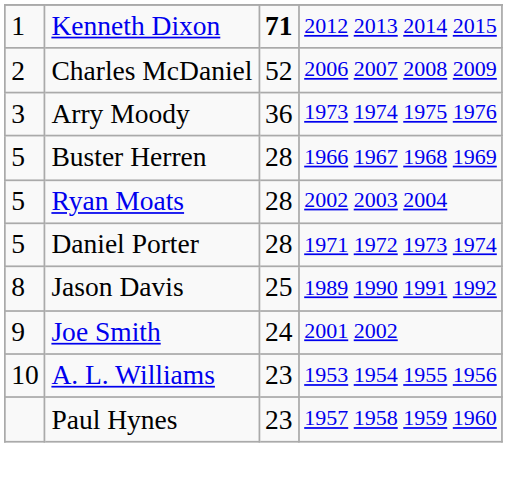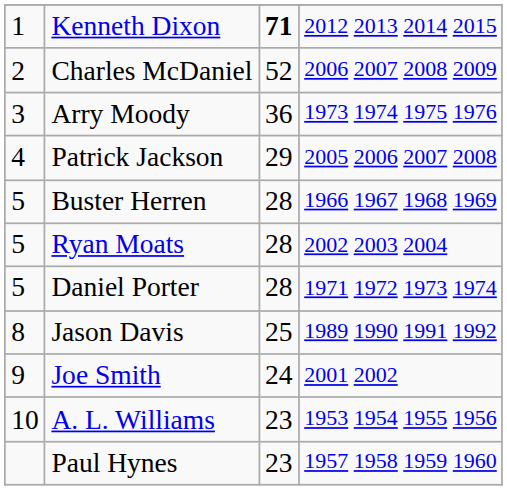+ row: (137, 157)
